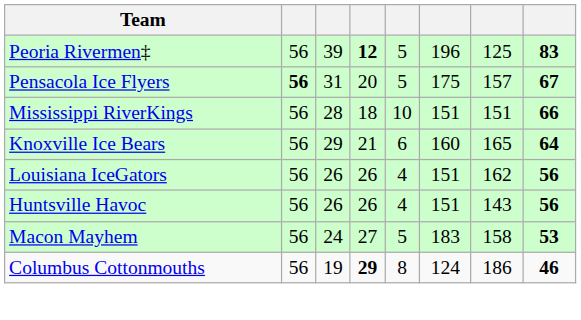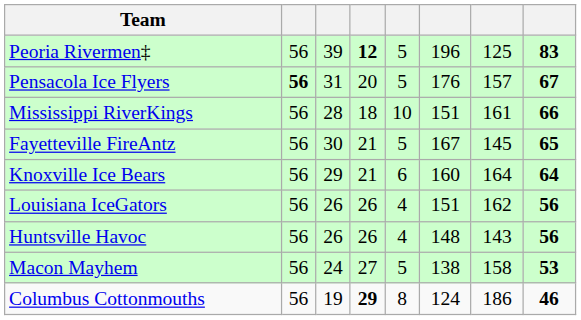(445, 81) 175 -> (445, 81) 176
(497, 112) 151 -> (497, 112) 161
+ row: (92, 143)
(497, 143) 165 -> (497, 174) 164
(445, 205) 151 -> (445, 236) 148
(445, 236) 183 -> (445, 267) 138
